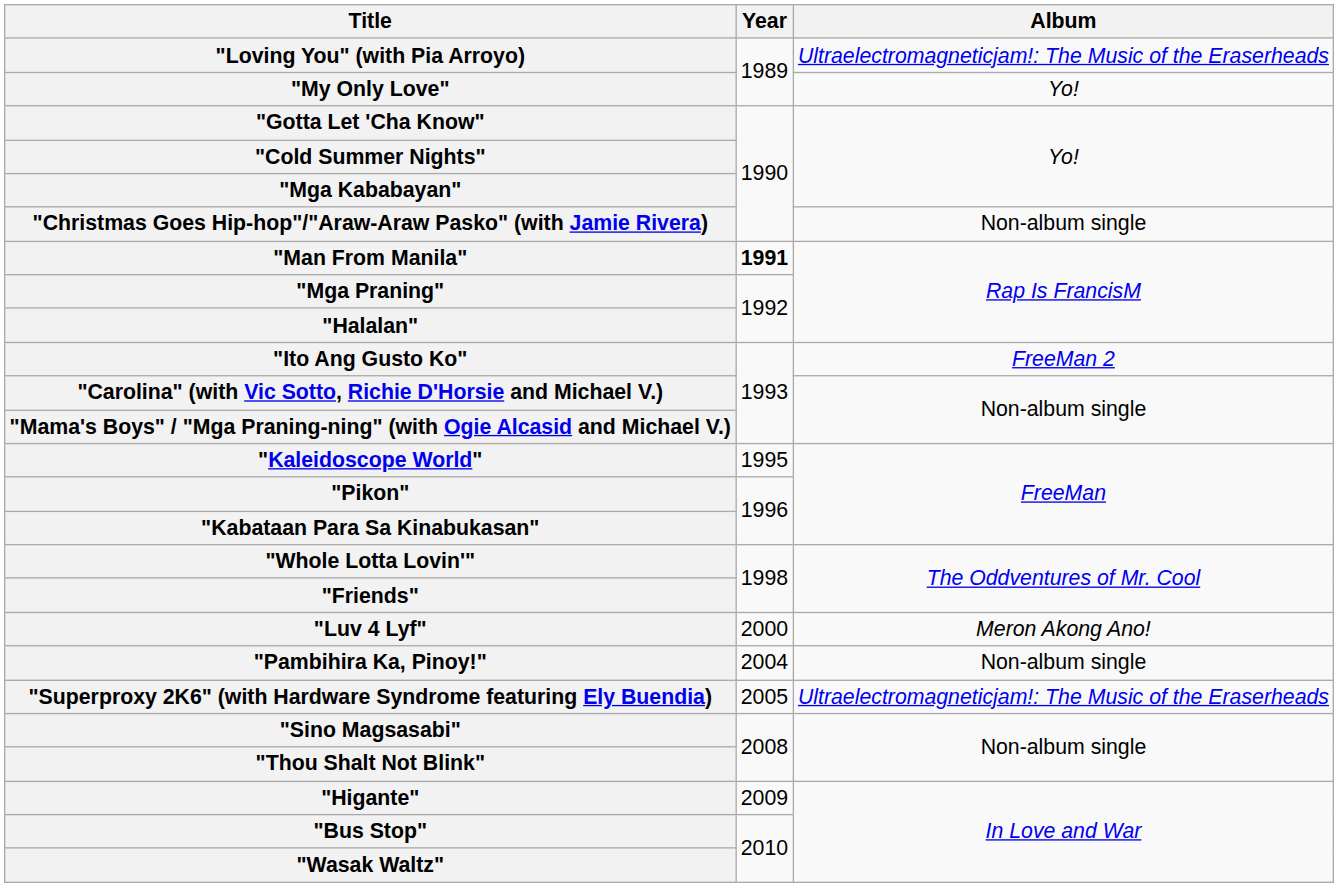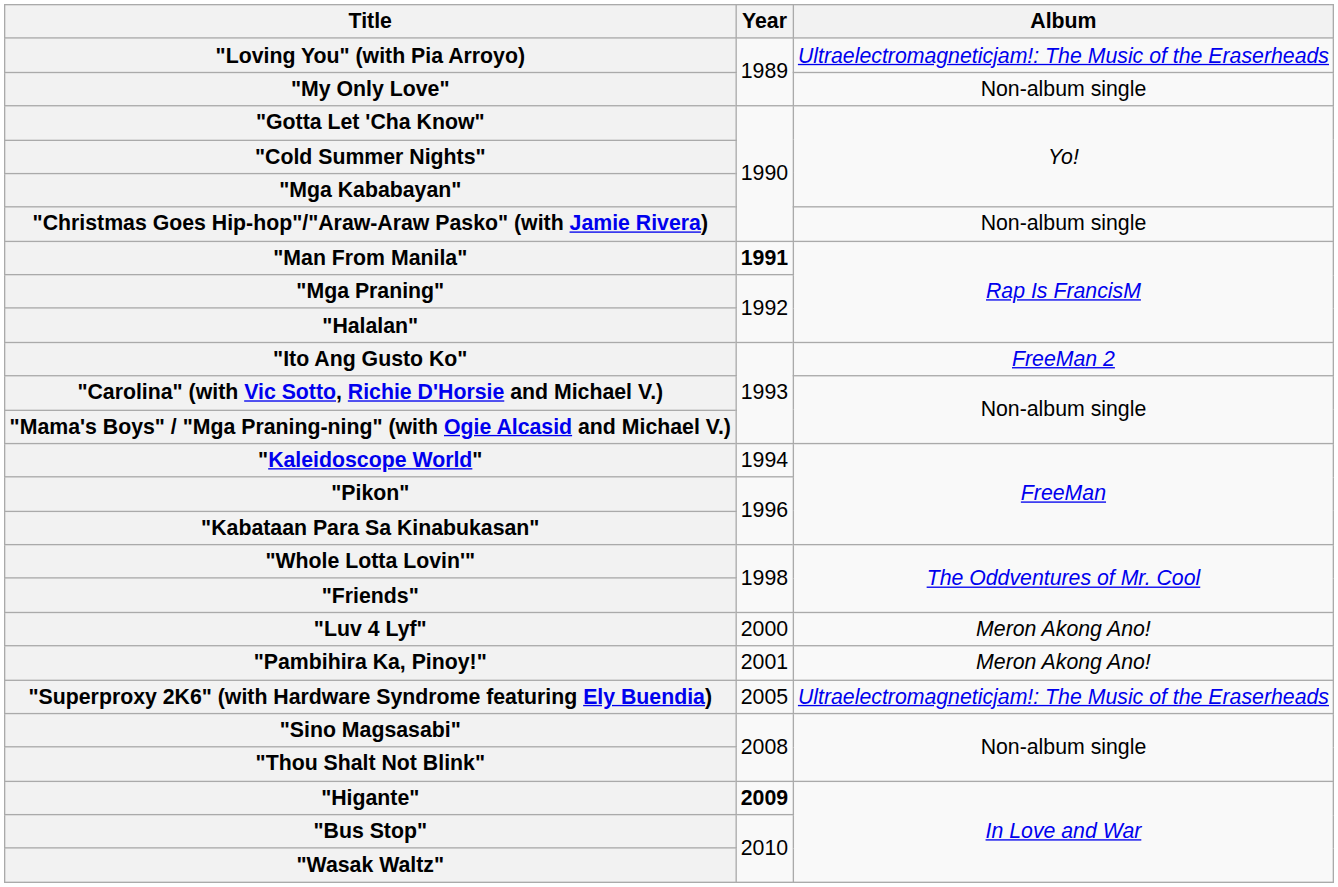(1063, 88) Yo! -> (1063, 88) Non-album single
(764, 460) 1995 -> (764, 460) 1994
(764, 662) 2004 -> (764, 662) 2001
(1063, 662) Non-album single -> (1063, 662) Meron Akong Ano!
(764, 797) normal -> (764, 797) bold
